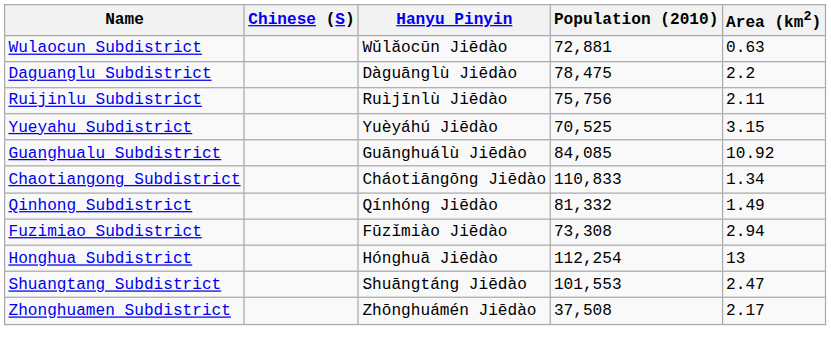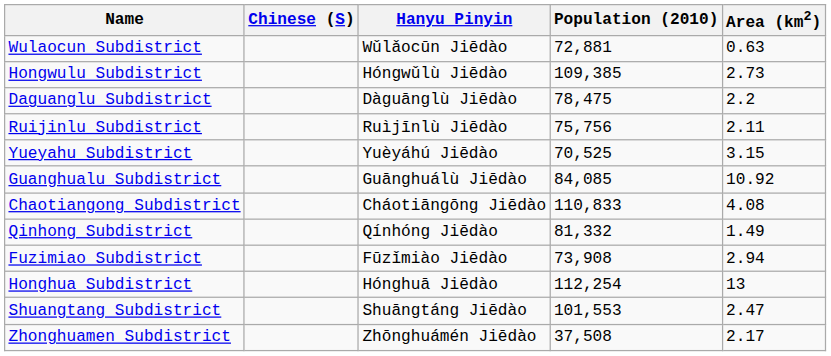+ row: (105, 74)
(745, 180) 1.34 -> (745, 206) 4.08
(583, 232) 73,308 -> (583, 258) 73,908
